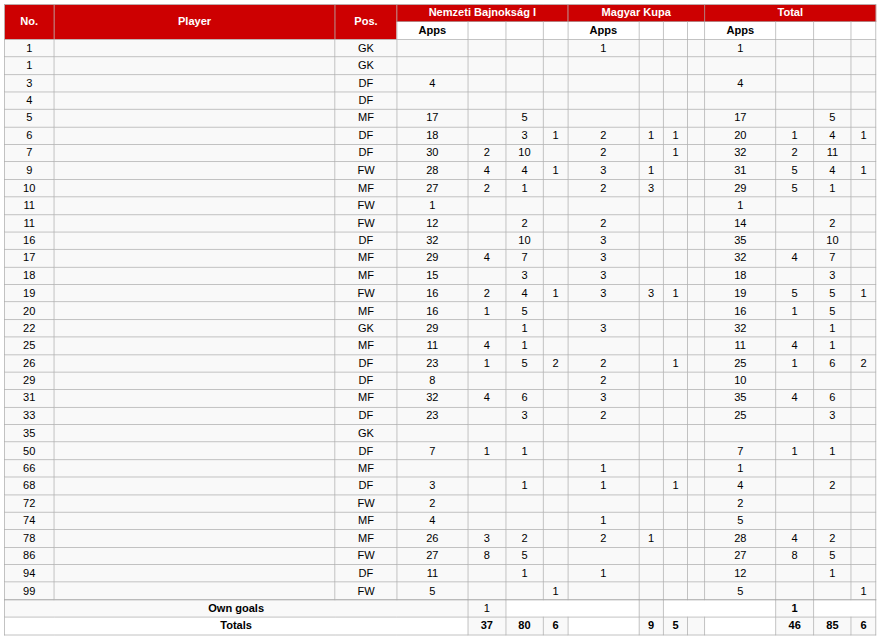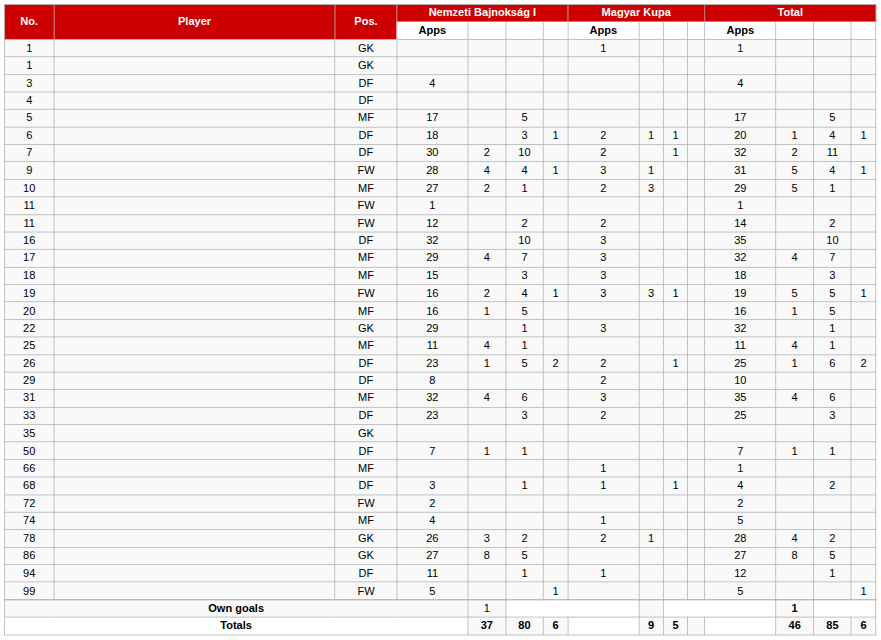(366, 538) MF -> (366, 538) GK
(366, 556) FW -> (366, 556) GK
